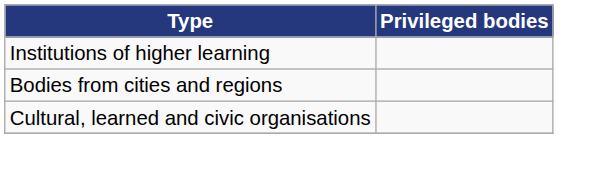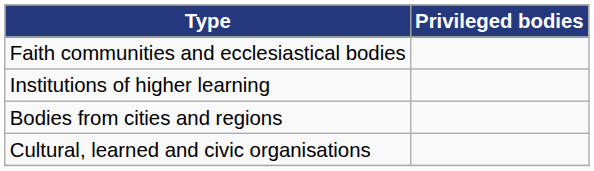+ row: (208, 53)
